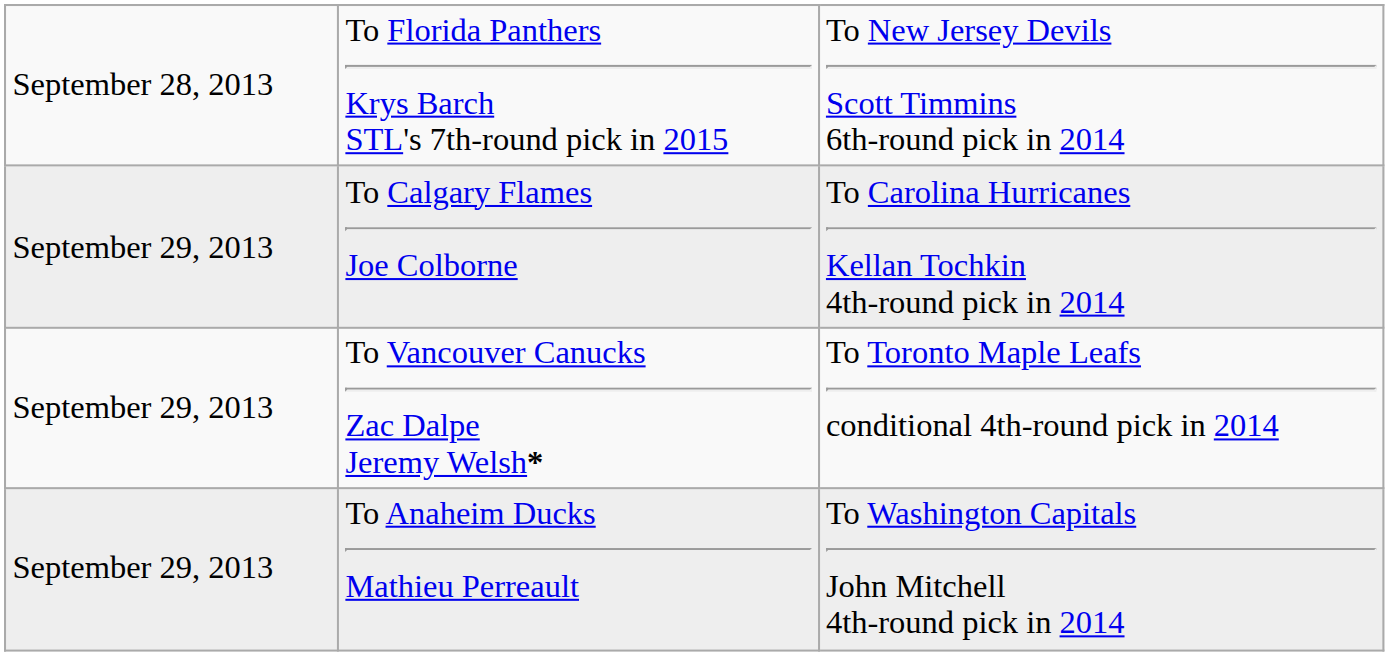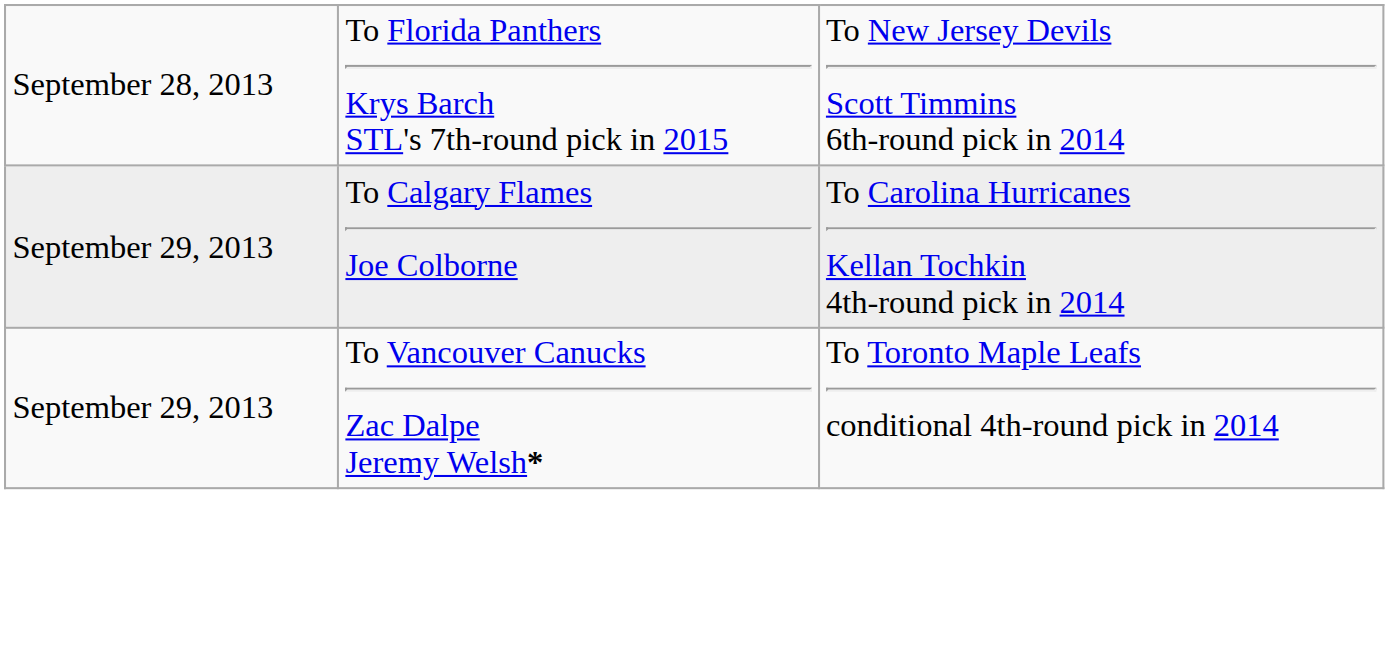- row: (578, 550)
